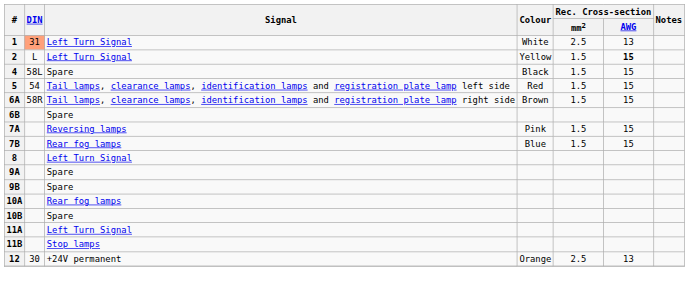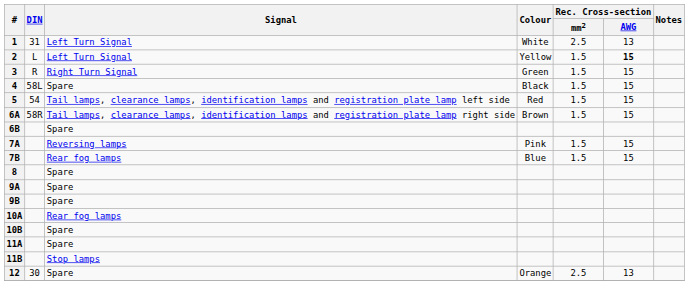(35, 43) lightsalmon background -> (35, 43) no background
+ row: (14, 71)
(89, 158) Left Turn Signal -> (60, 172) Spare
(89, 230) Left Turn Signal -> (60, 244) Spare
(84, 259) +24V permanent -> (60, 273) Spare
